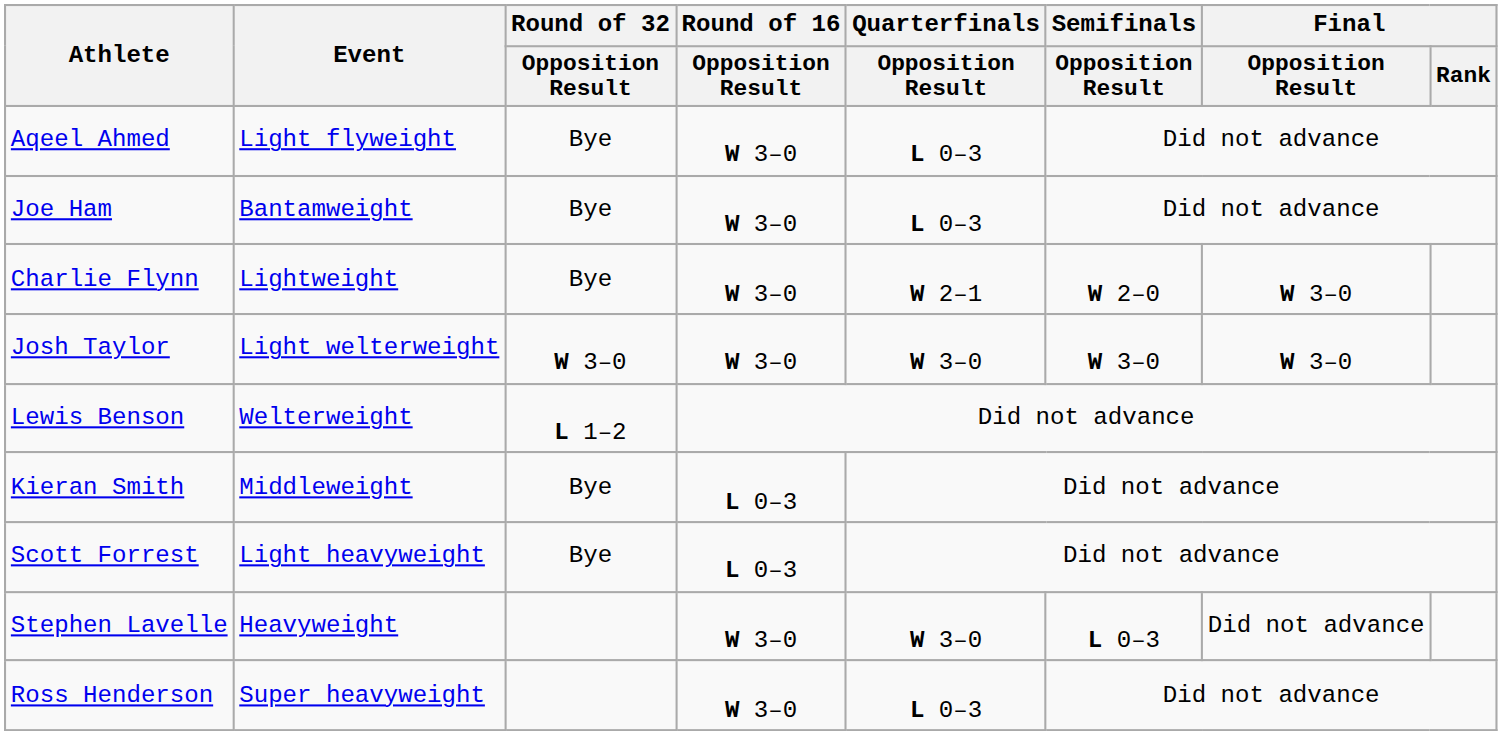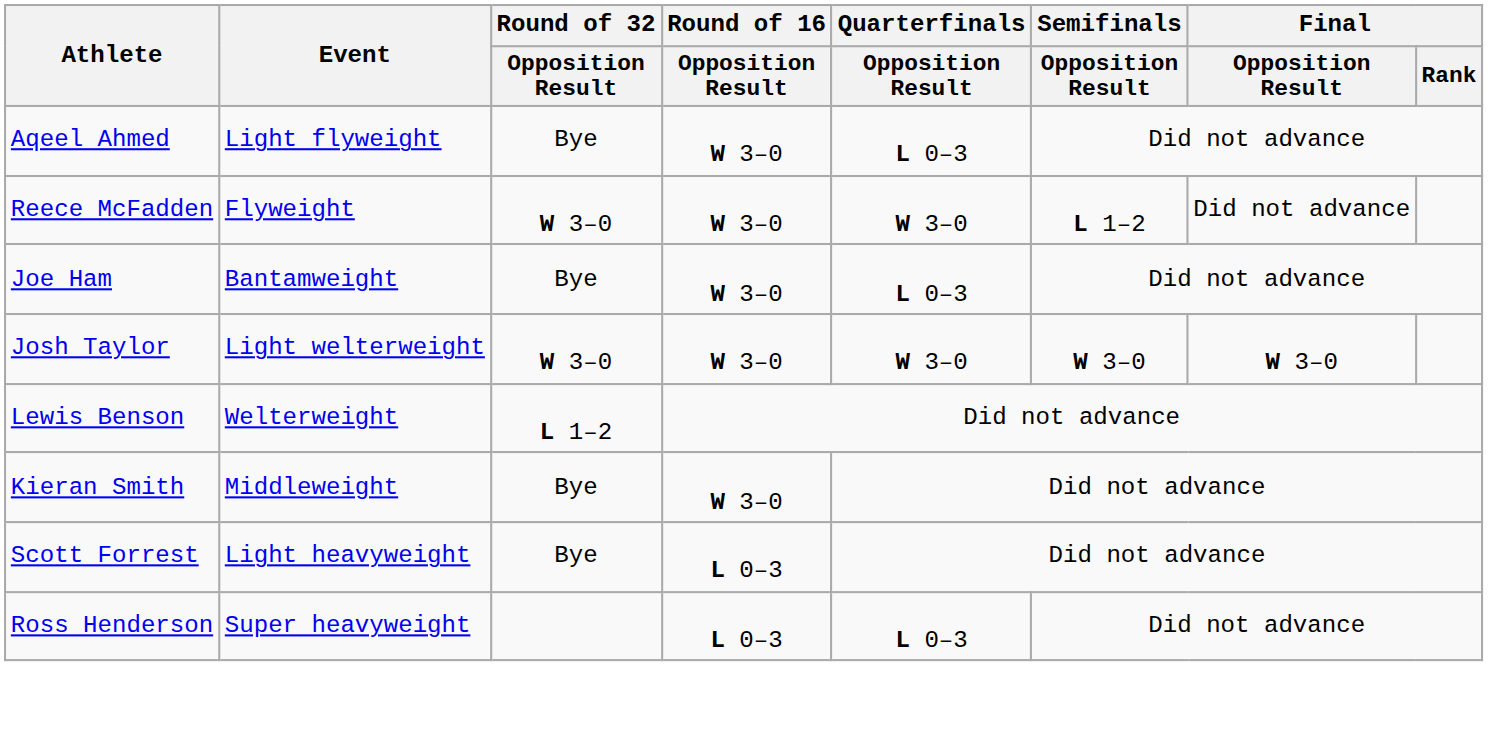+ row: (112, 210)
- row: (105, 279)
(761, 502) L 0–3 -> (747, 502) W 3–0
- row: (119, 626)
(761, 710) W 3–0 -> (747, 640) L 0–3
